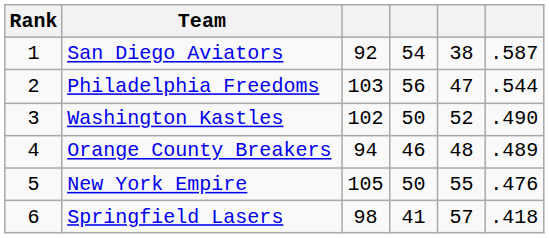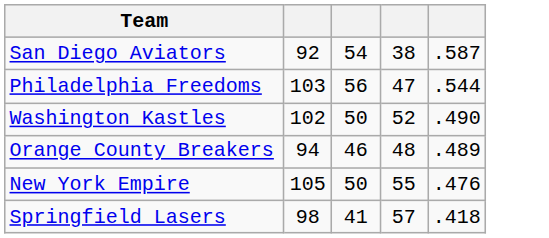- column: (34, 21)
